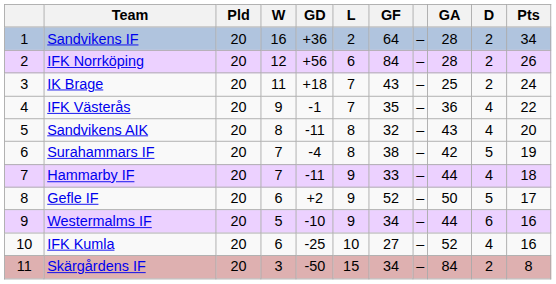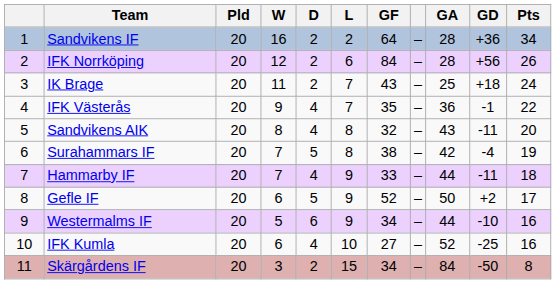columns swapped: (489, 15) <-> (315, 15)
